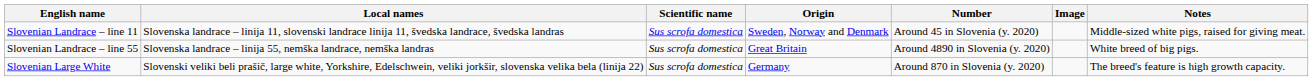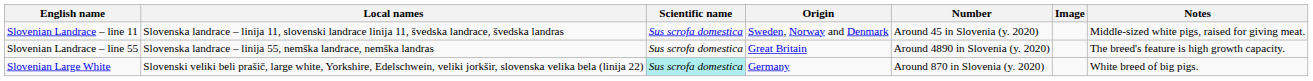(1144, 48) White breed of big pigs. -> (1187, 48) The breed's feature is high growth capacity.
(696, 66) no background -> (696, 66) paleturquoise background
(1187, 66) The breed's feature is high growth capacity. -> (1144, 66) White breed of big pigs.
